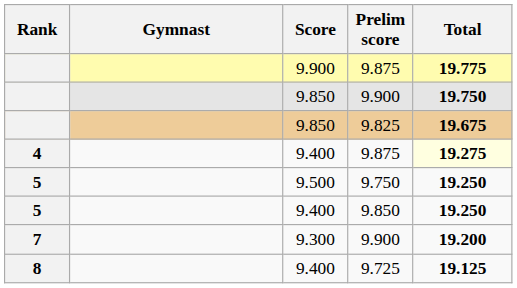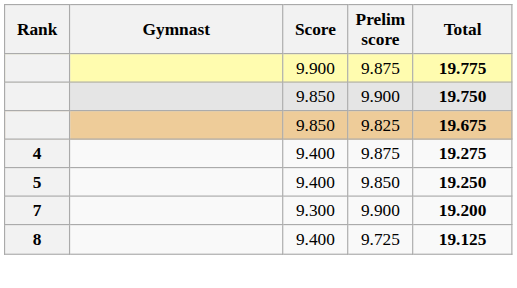(463, 153) lightyellow background -> (463, 153) no background
- row: (37, 182)
